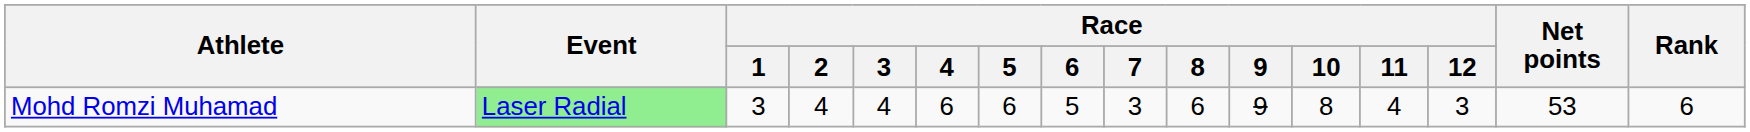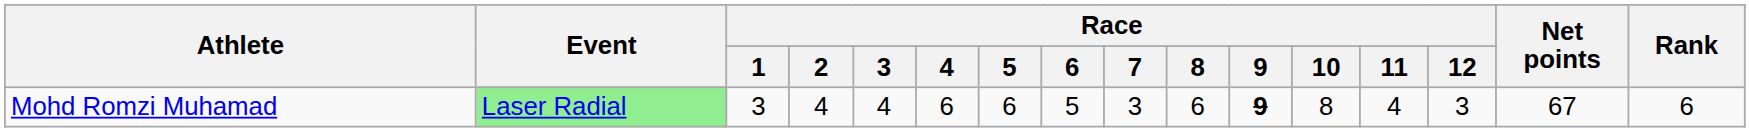(1260, 107) normal -> (1260, 107) bold
(1562, 107) 53 -> (1562, 107) 67
